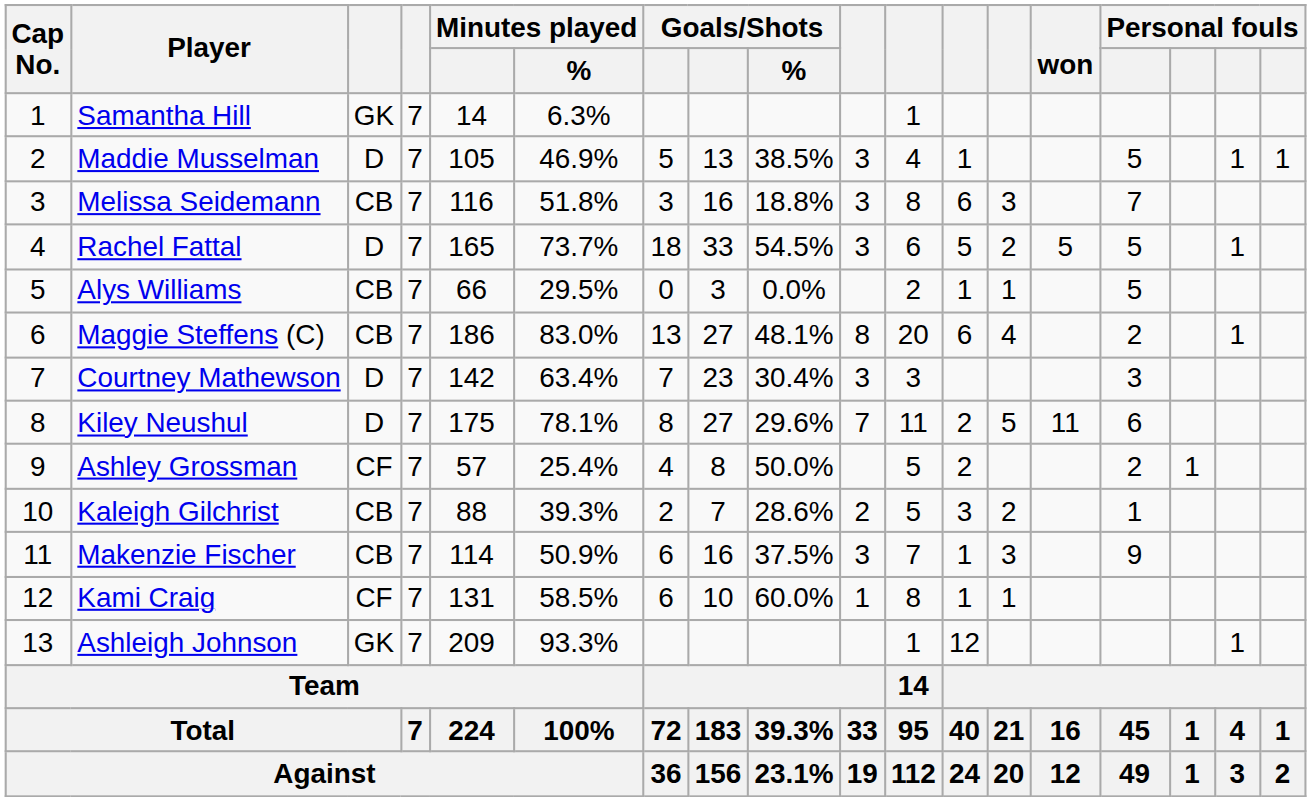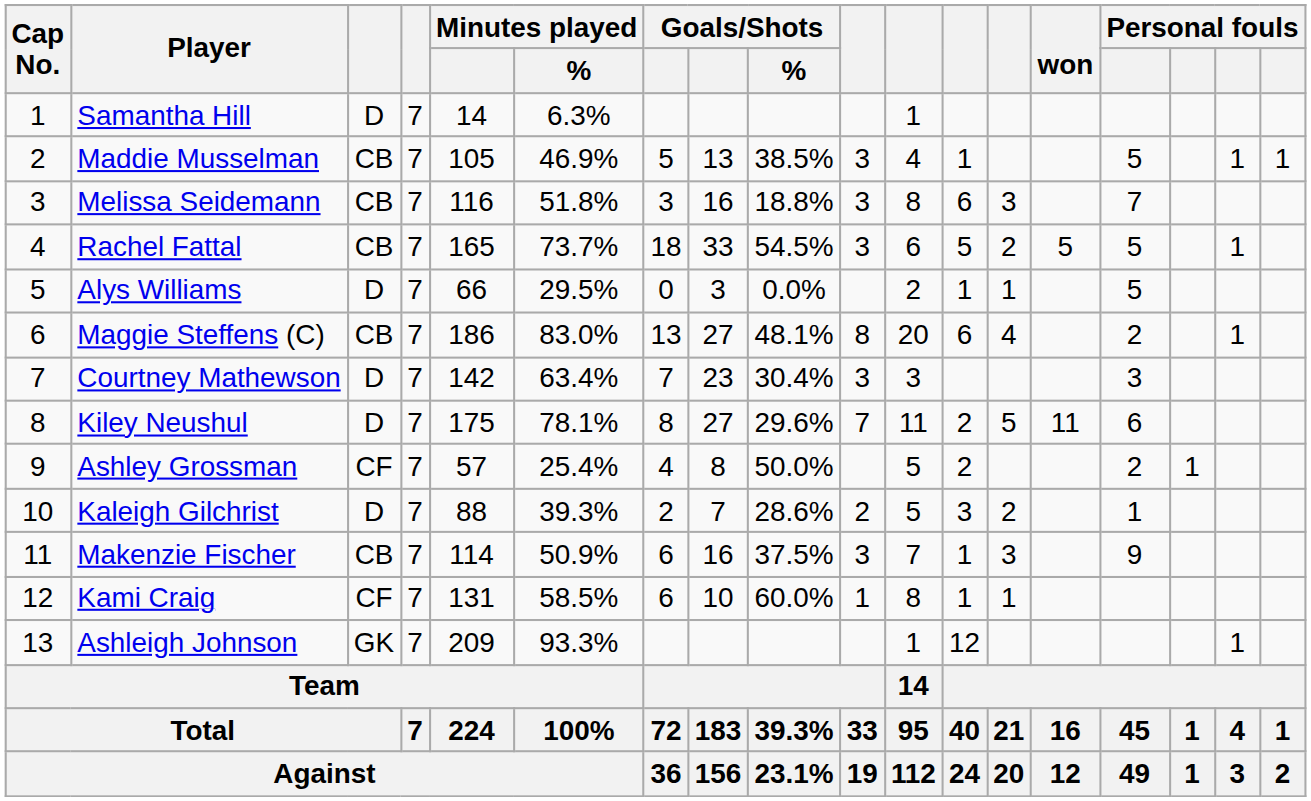(374, 114) GK -> (374, 114) D
(374, 158) D -> (374, 158) CB
(374, 246) D -> (374, 246) CB
(374, 290) CB -> (374, 290) D
(374, 510) CB -> (374, 510) D
